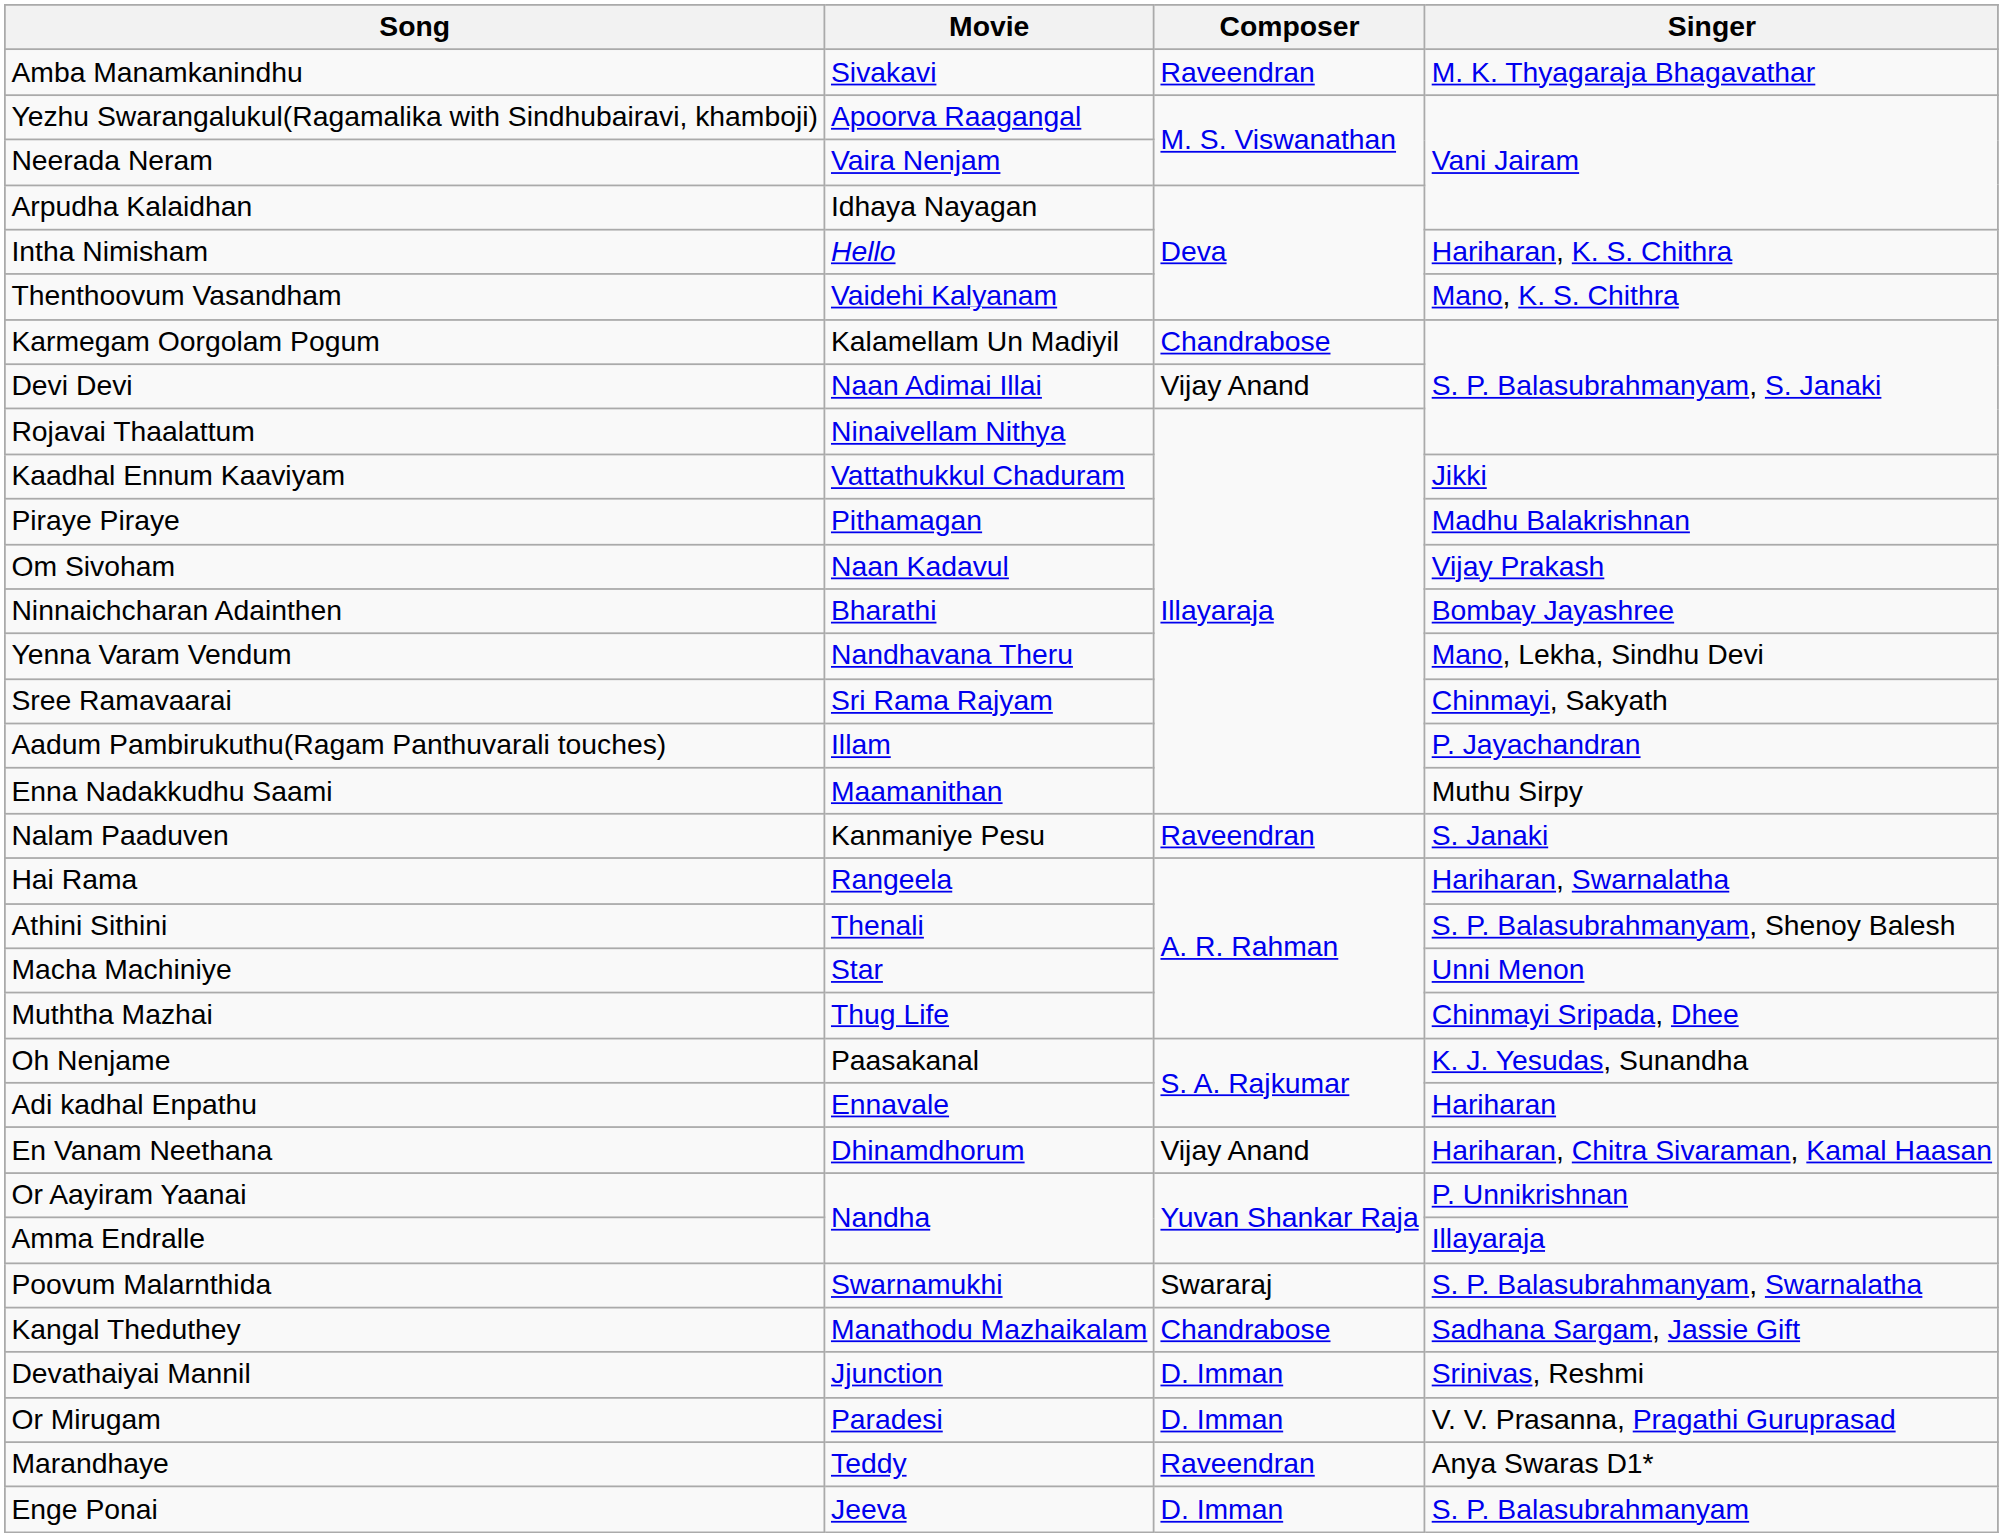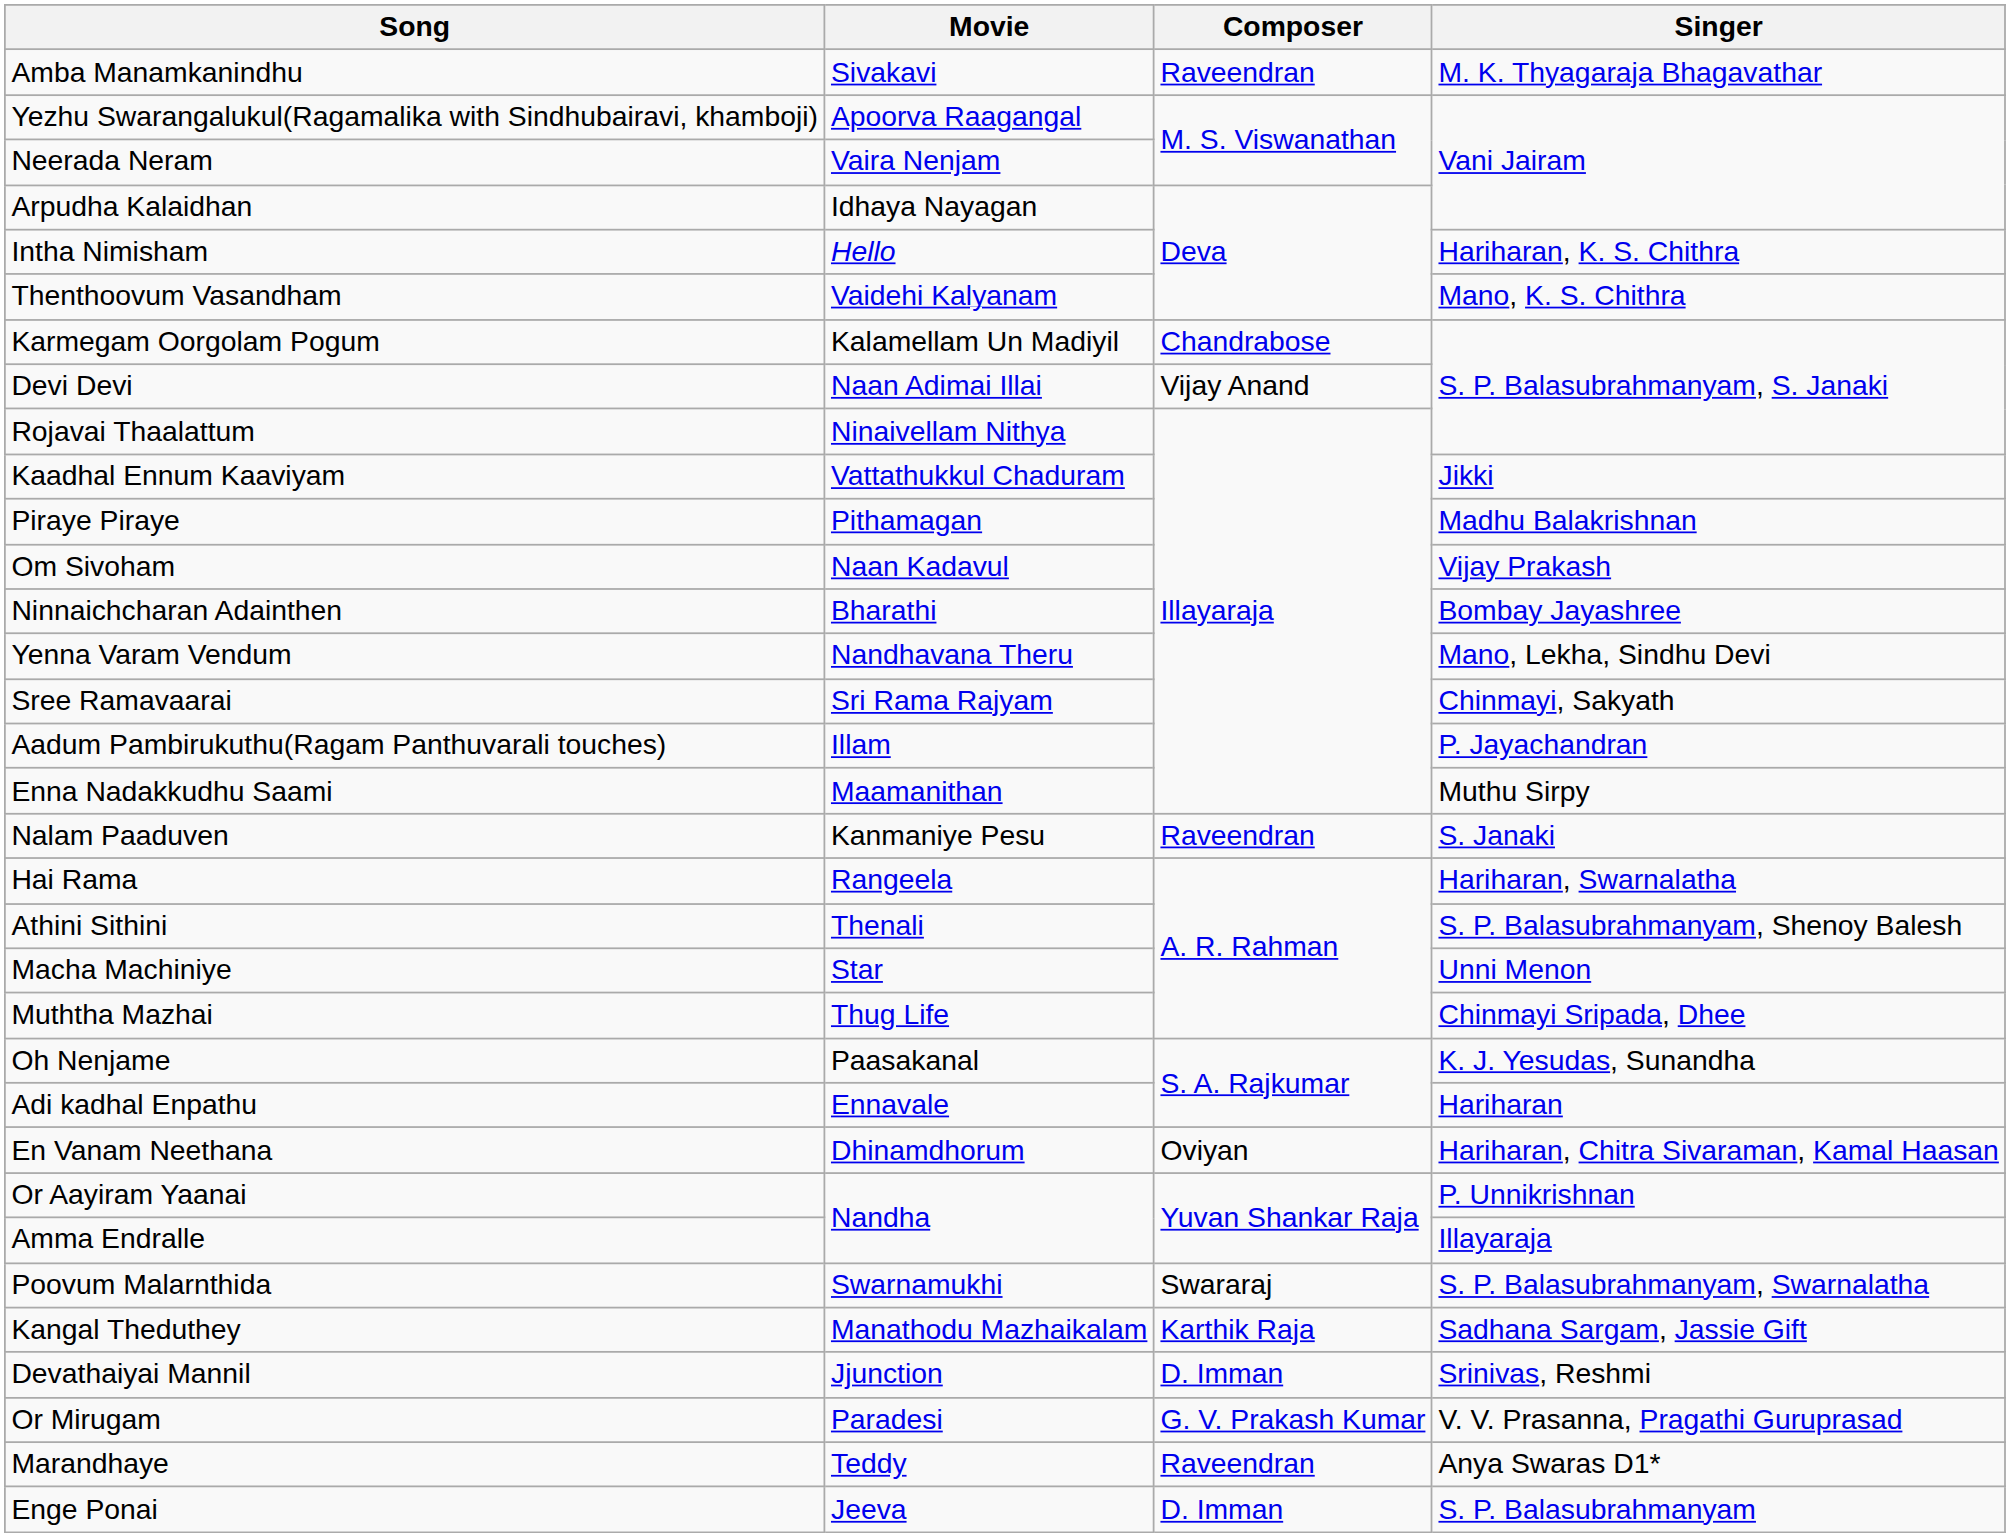(1235, 1149) Vijay Anand -> (1205, 1149) Oviyan
(1245, 1329) Chandrabose -> (1238, 1329) Karthik Raja
(1222, 1419) D. Imman -> (1293, 1419) G. V. Prakash Kumar
